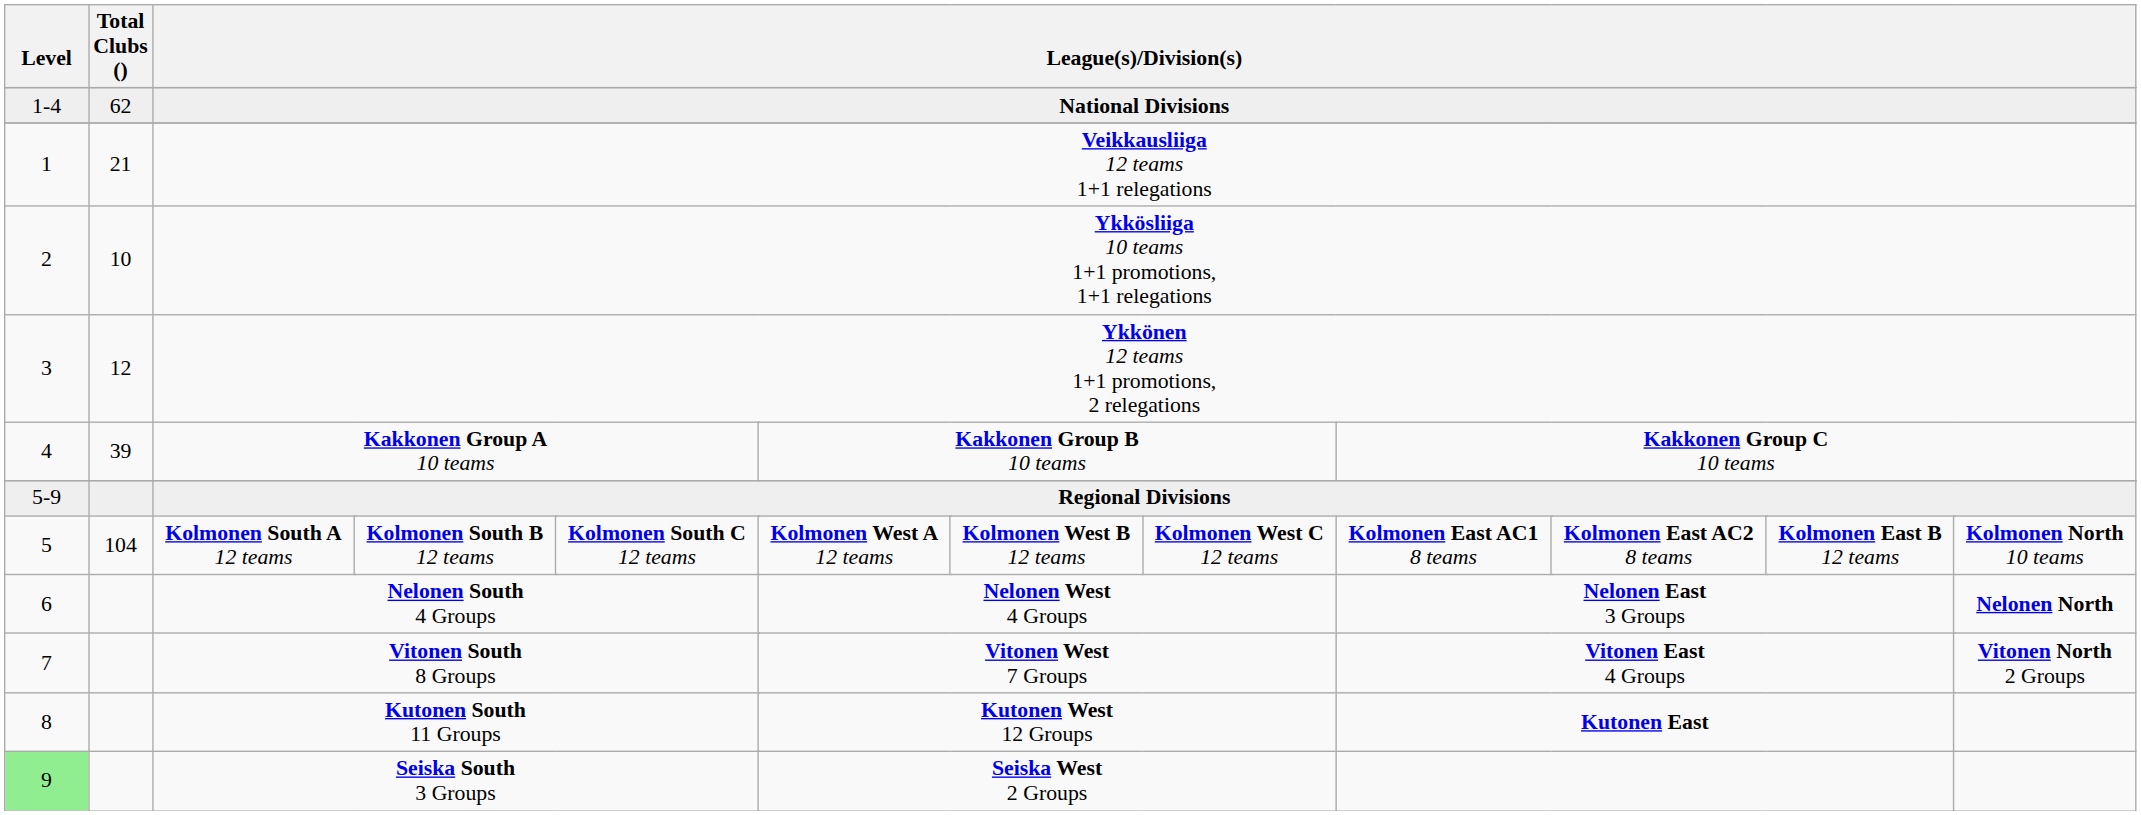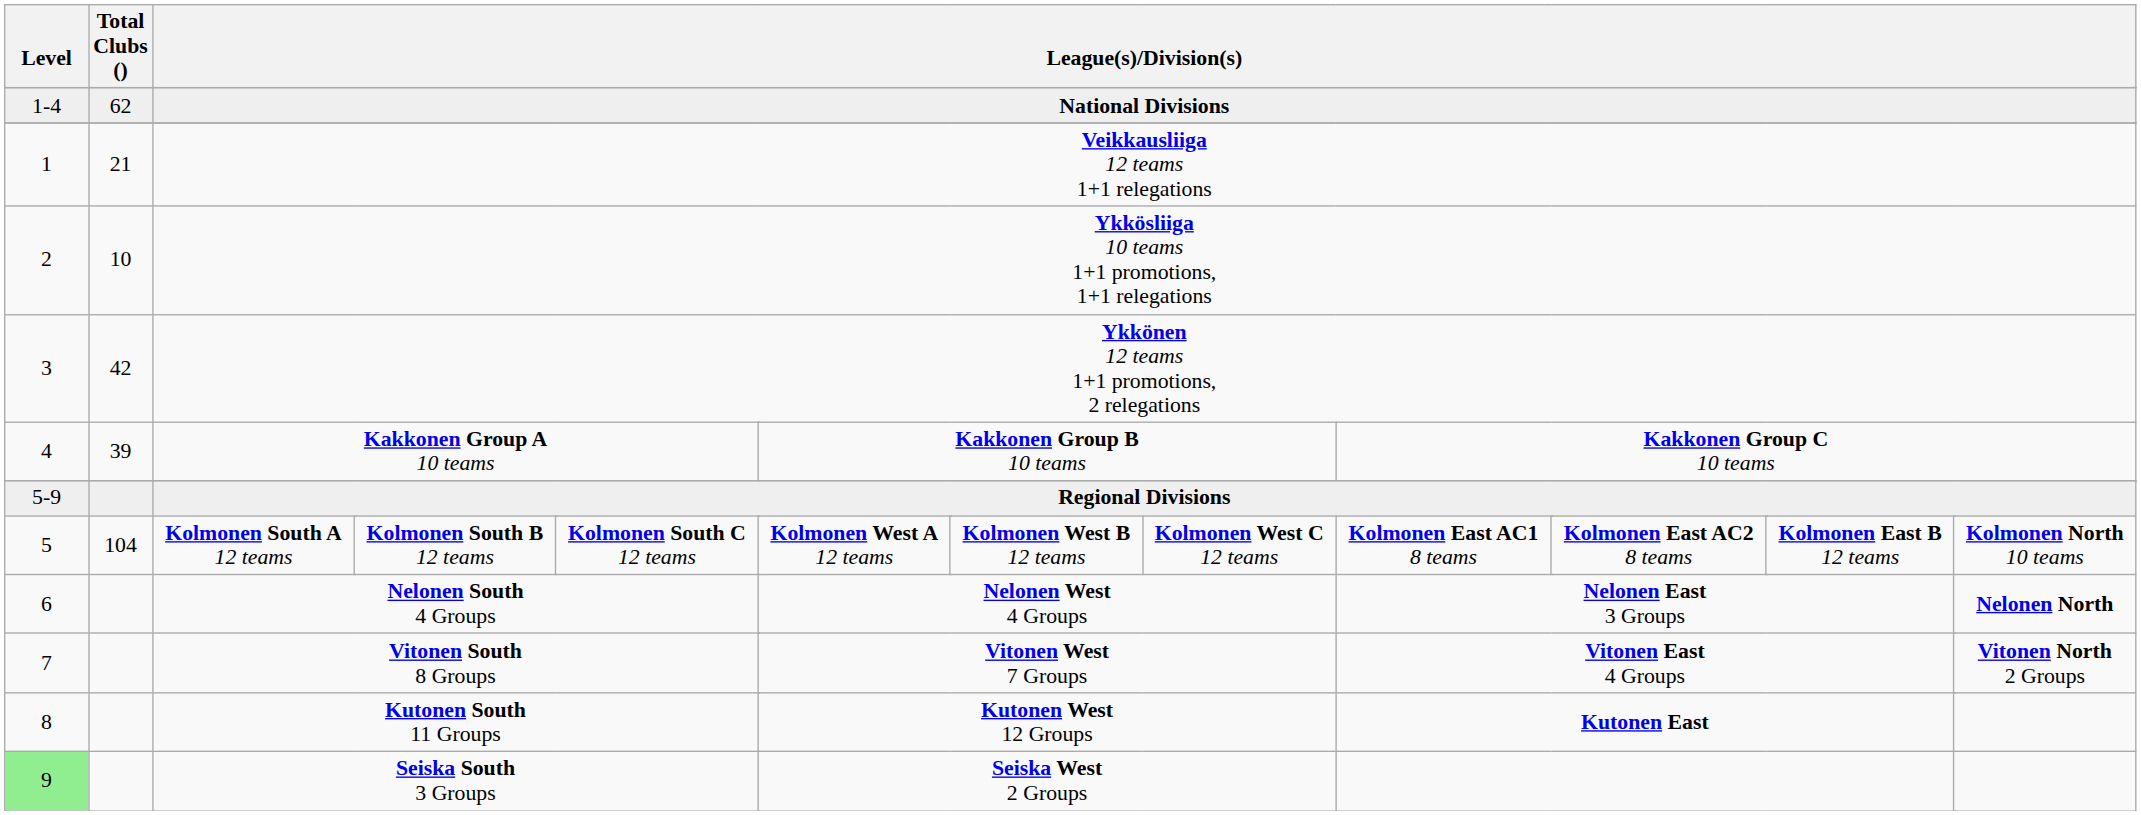(121, 367) 12 -> (121, 367) 42
